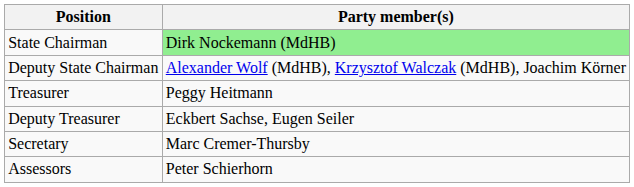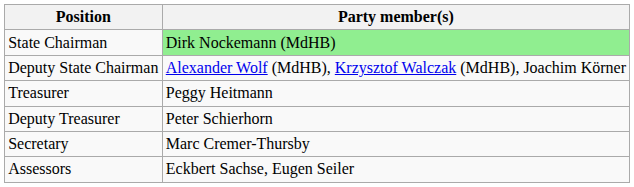(260, 118) Eckbert Sachse, Eugen Seiler -> (219, 118) Peter Schierhorn
(219, 169) Peter Schierhorn -> (260, 169) Eckbert Sachse, Eugen Seiler
